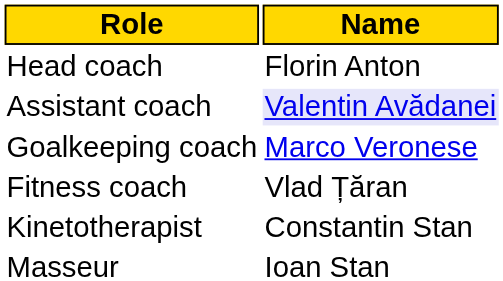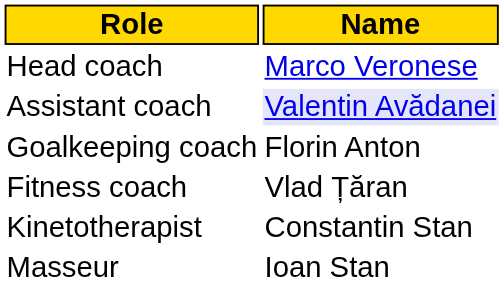(343, 66) Florin Anton -> (371, 66) Marco Veronese
(371, 146) Marco Veronese -> (343, 146) Florin Anton
